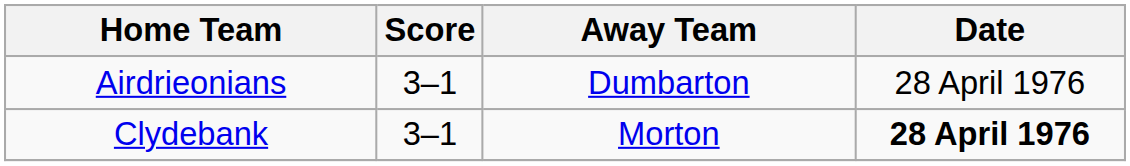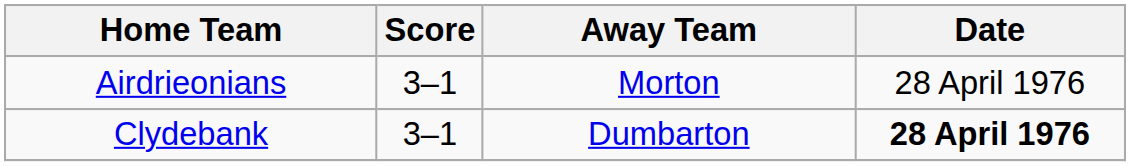(669, 82) Dumbarton -> (669, 82) Morton
(669, 133) Morton -> (669, 133) Dumbarton
